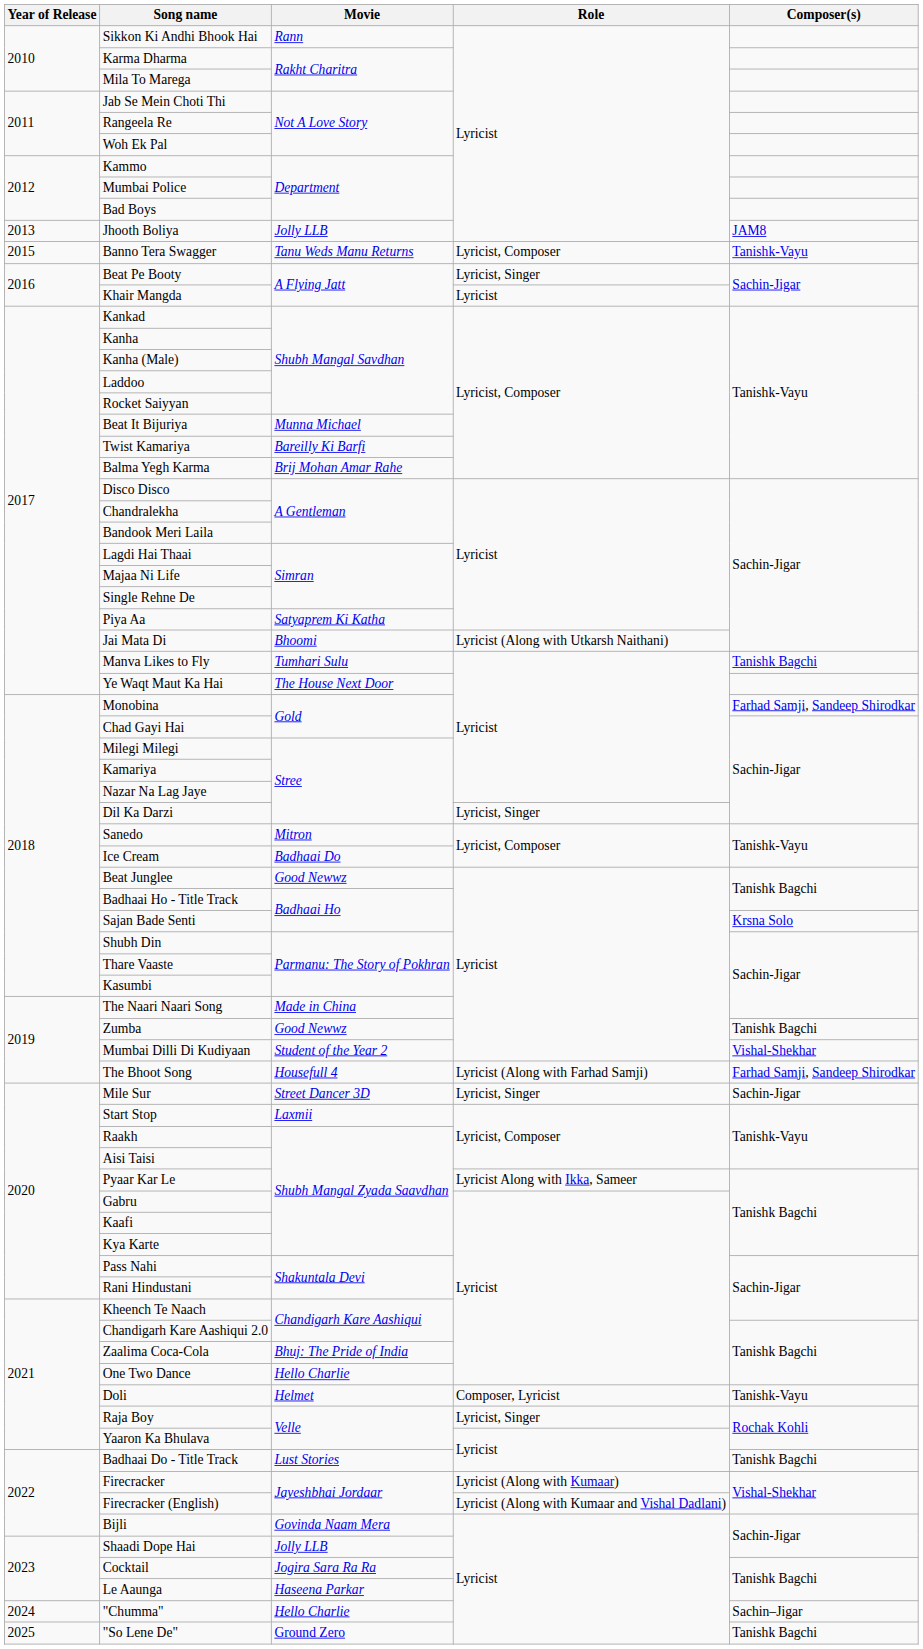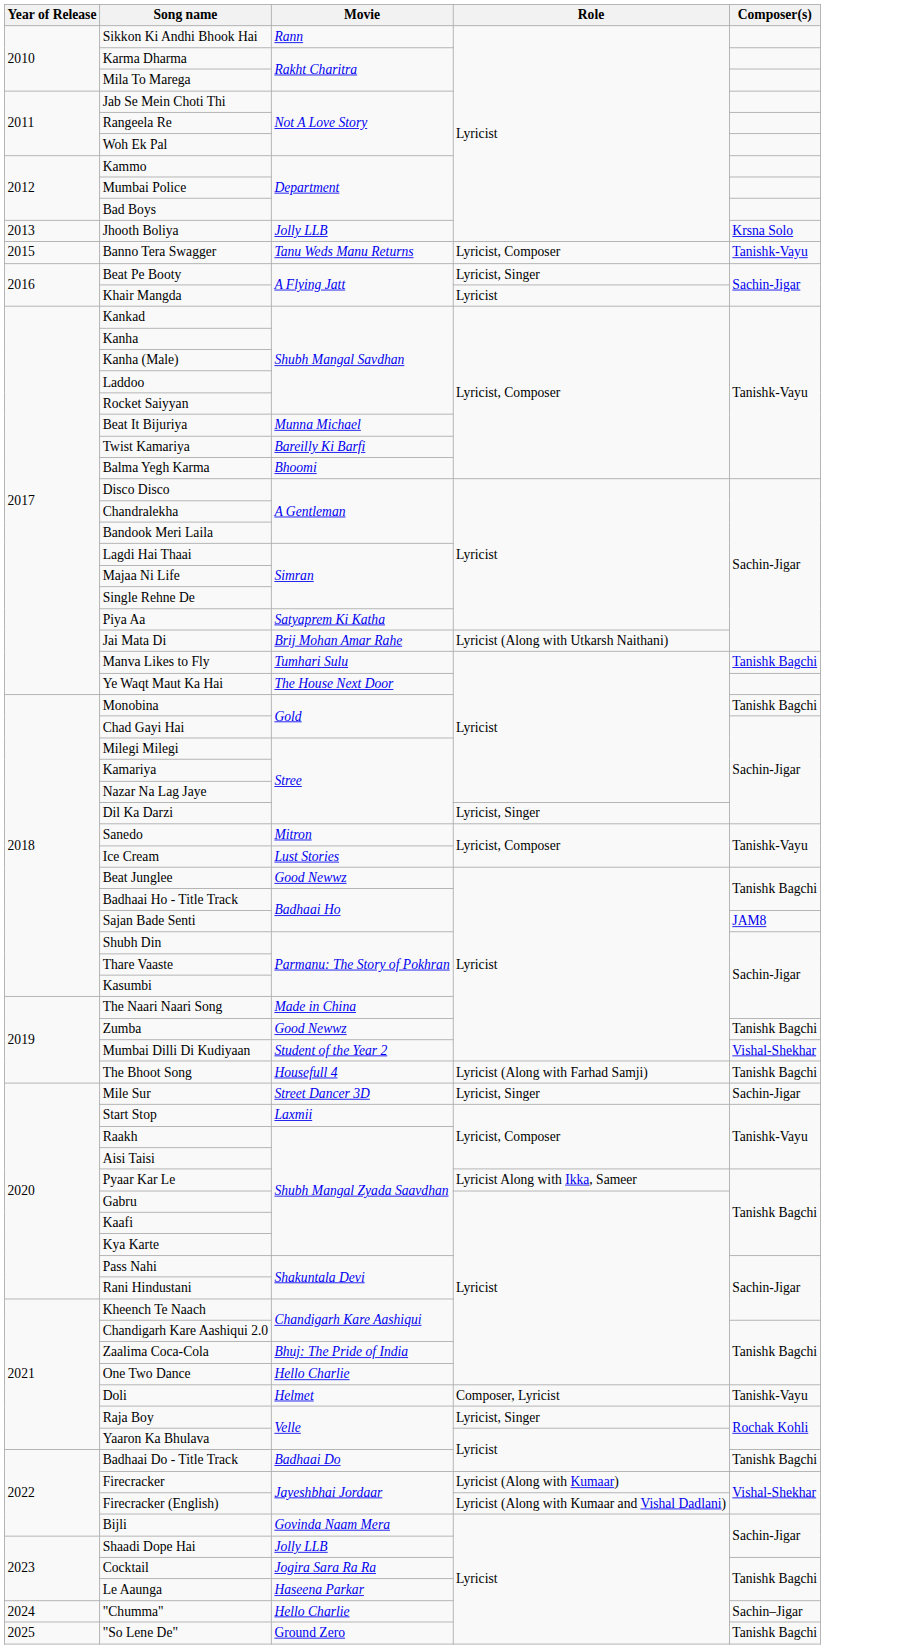(749, 230) JAM8 -> (763, 230) Krsna Solo
(338, 468) Brij Mohan Amar Rahe -> (296, 468) Bhoomi
(296, 640) Bhoomi -> (338, 640) Brij Mohan Amar Rahe
(824, 705) Farhad Samji, Sandeep Shirodkar -> (775, 705) Tanishk Bagchi
(307, 856) Badhaai Do -> (307, 856) Lust Stories
(763, 921) Krsna Solo -> (749, 921) JAM8
(824, 1072) Farhad Samji, Sandeep Shirodkar -> (775, 1072) Tanishk Bagchi
(307, 1460) Lust Stories -> (307, 1460) Badhaai Do
